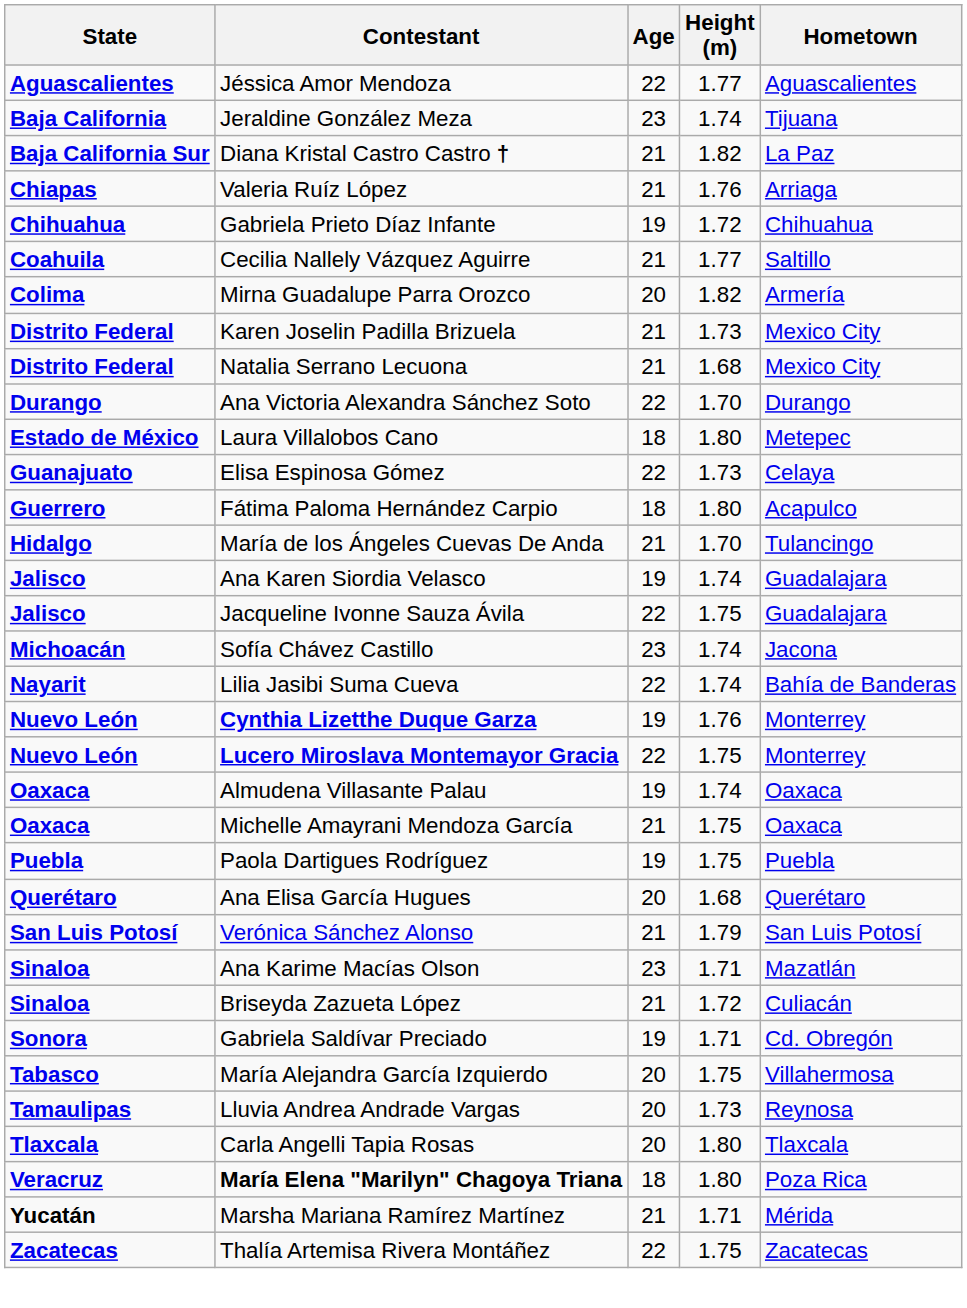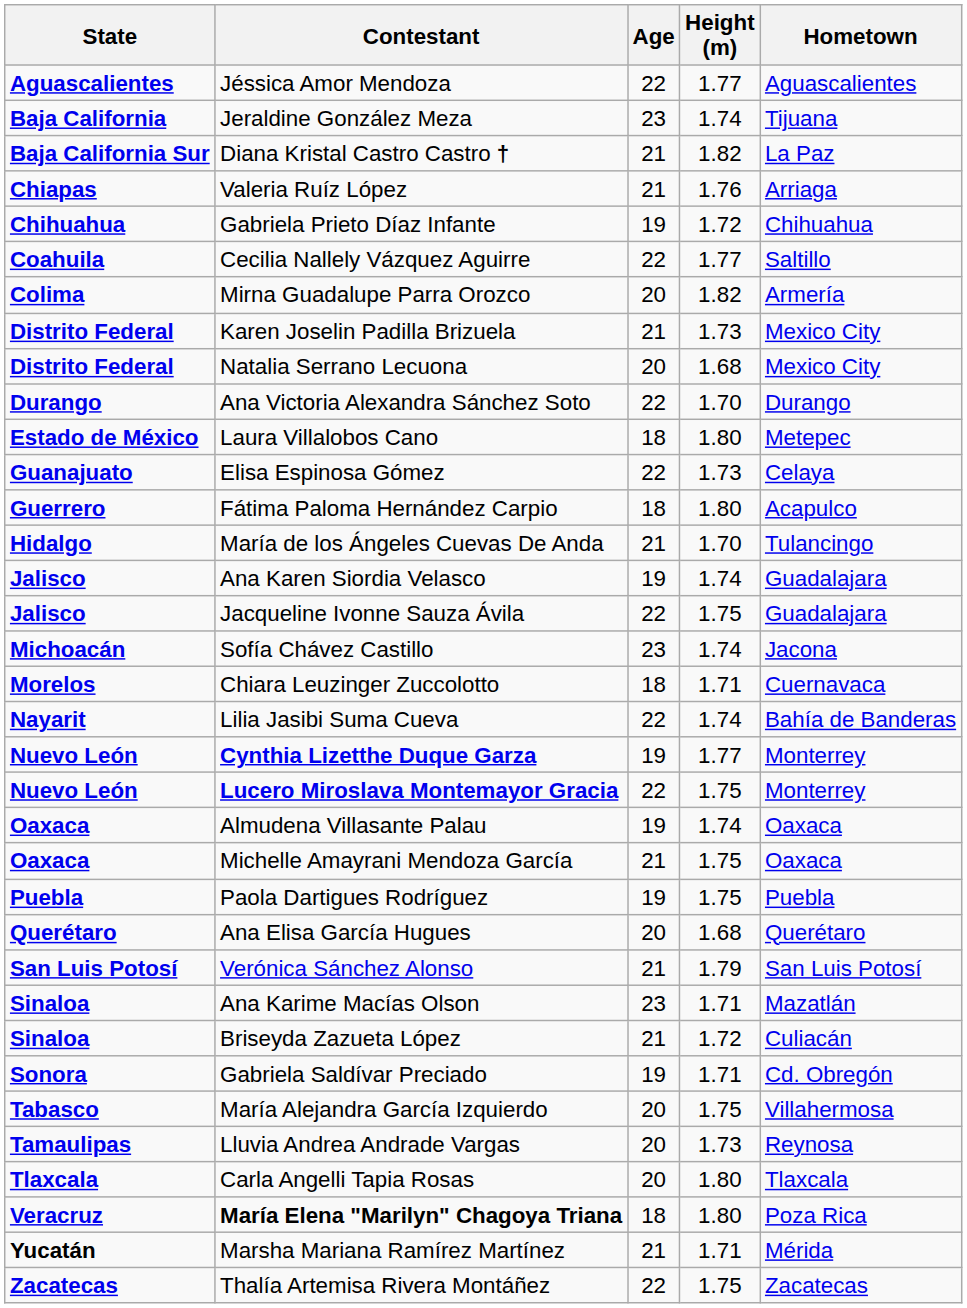(654, 260) 21 -> (654, 260) 22
(654, 366) 21 -> (654, 366) 20
+ row: (360, 684)
(720, 720) 1.76 -> (720, 755) 1.77
